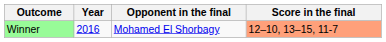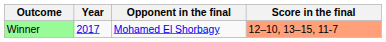(88, 29) 2016 -> (88, 29) 2017
